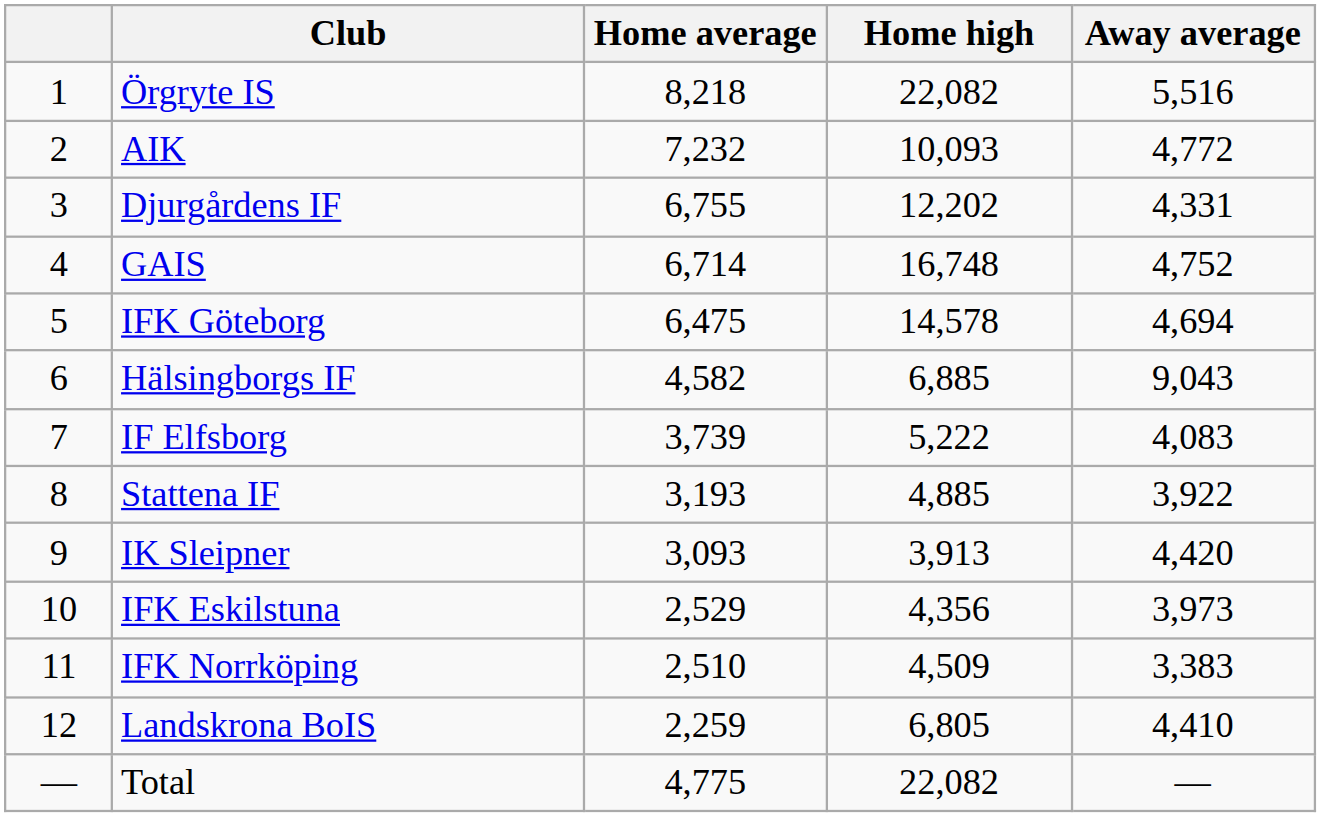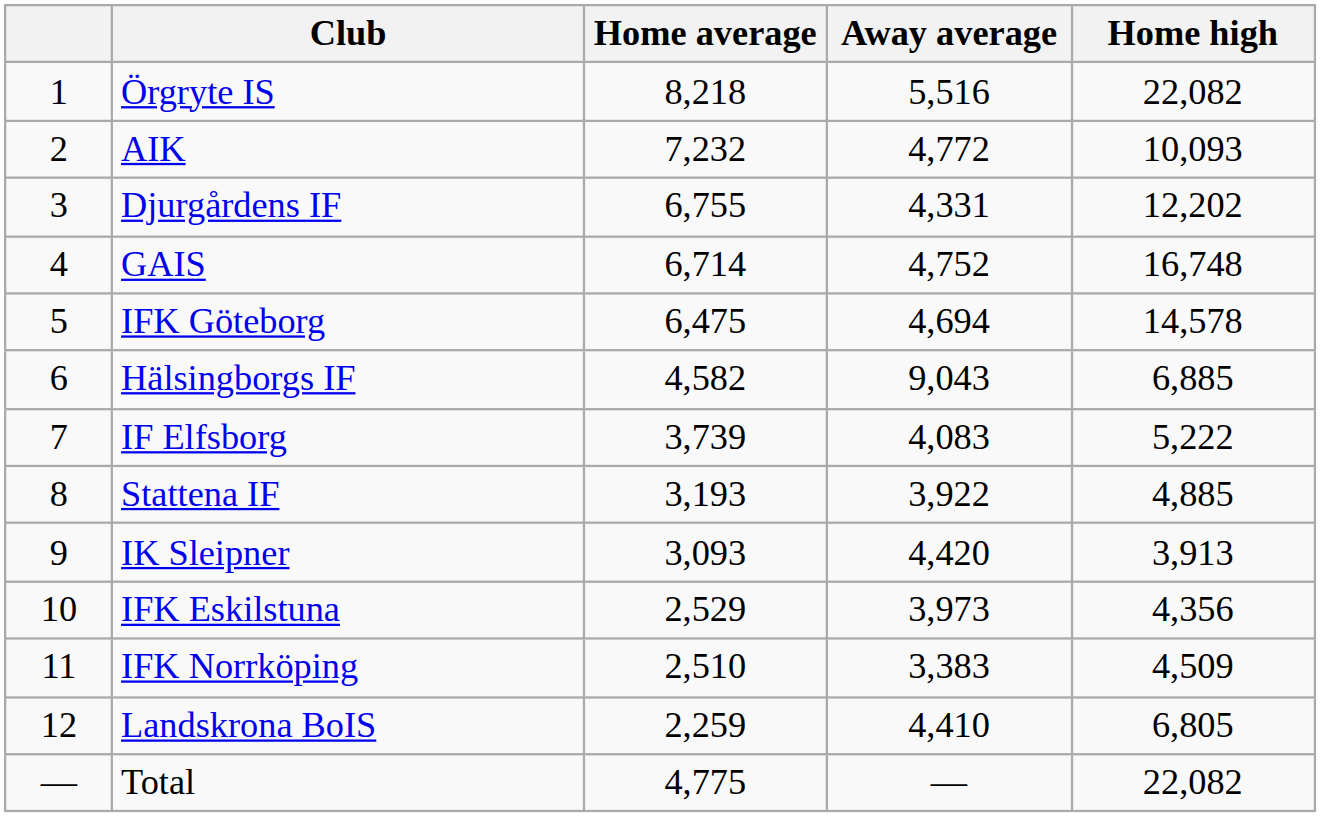columns swapped: (1193, 33) <-> (949, 33)
